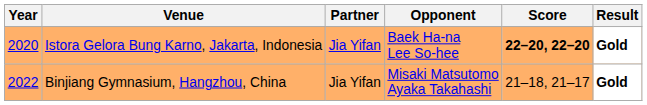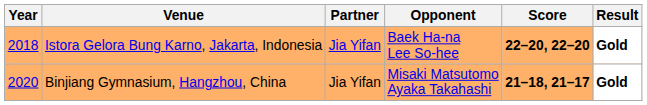(23, 45) 2020 -> (23, 45) 2018
(23, 83) 2022 -> (23, 83) 2020
(547, 83) normal -> (547, 83) bold
